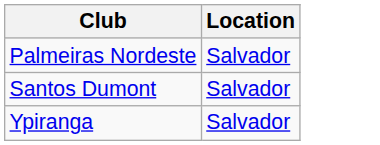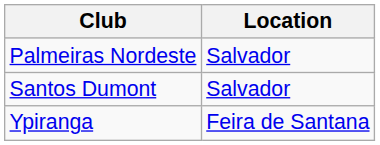(248, 122) Salvador -> (288, 122) Feira de Santana
